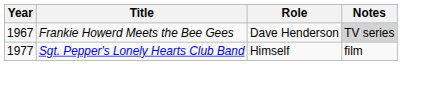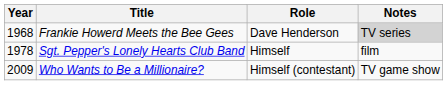(20, 32) 1967 -> (20, 32) 1968
(20, 51) 1977 -> (20, 51) 1978
+ row: (121, 70)
